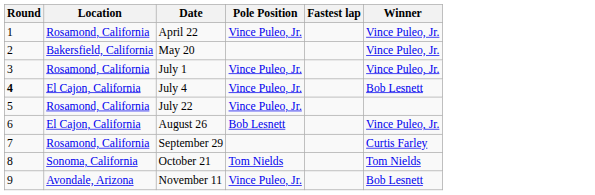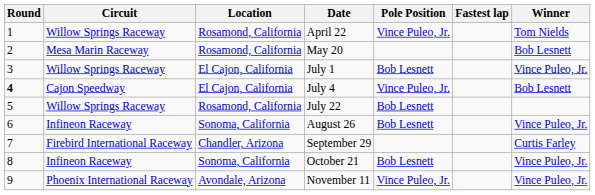+ column: (119, 13)
(403, 32) Vince Puleo, Jr. -> (542, 32) Tom Nields
(100, 50) Bakersfield, California -> (250, 50) Rosamond, California
(403, 50) Vince Puleo, Jr. -> (543, 50) Bob Lesnett
(98, 69) Rosamond, California -> (245, 69) El Cajon, California
(265, 69) Vince Puleo, Jr. -> (405, 69) Bob Lesnett
(265, 106) Vince Puleo, Jr. -> (405, 106) Bob Lesnett
(93, 124) El Cajon, California -> (244, 124) Sonoma, California
(98, 143) Rosamond, California -> (241, 143) Chandler, Arizona
(256, 161) Tom Nields -> (405, 161) Bob Lesnett
(393, 161) Tom Nields -> (551, 161) Vince Puleo, Jr.
(394, 180) Bob Lesnett -> (551, 180) Vince Puleo, Jr.
